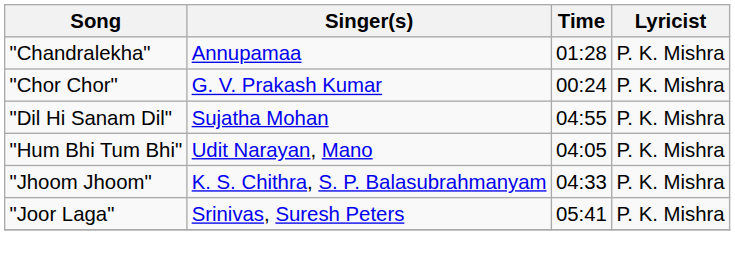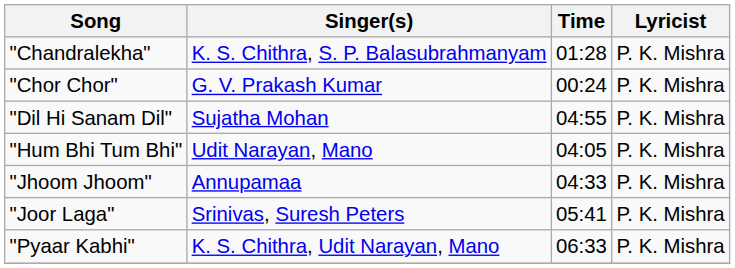(247, 53) Annupamaa -> (369, 53) K. S. Chithra, S. P. Balasubrahmanyam
(369, 182) K. S. Chithra, S. P. Balasubrahmanyam -> (247, 182) Annupamaa
+ row: (72, 247)
